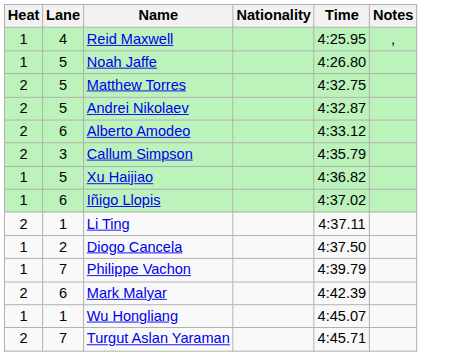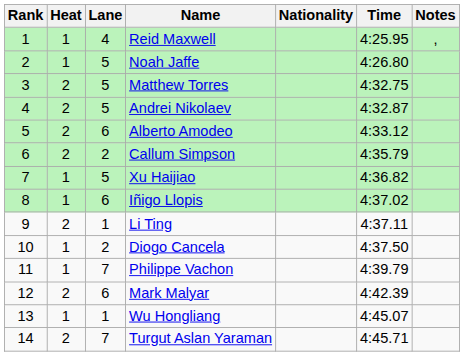+ column: (26, 16)
(63, 154) 3 -> (105, 154) 2
